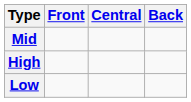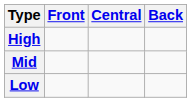rows swapped: (24, 62) <-> (24, 39)
